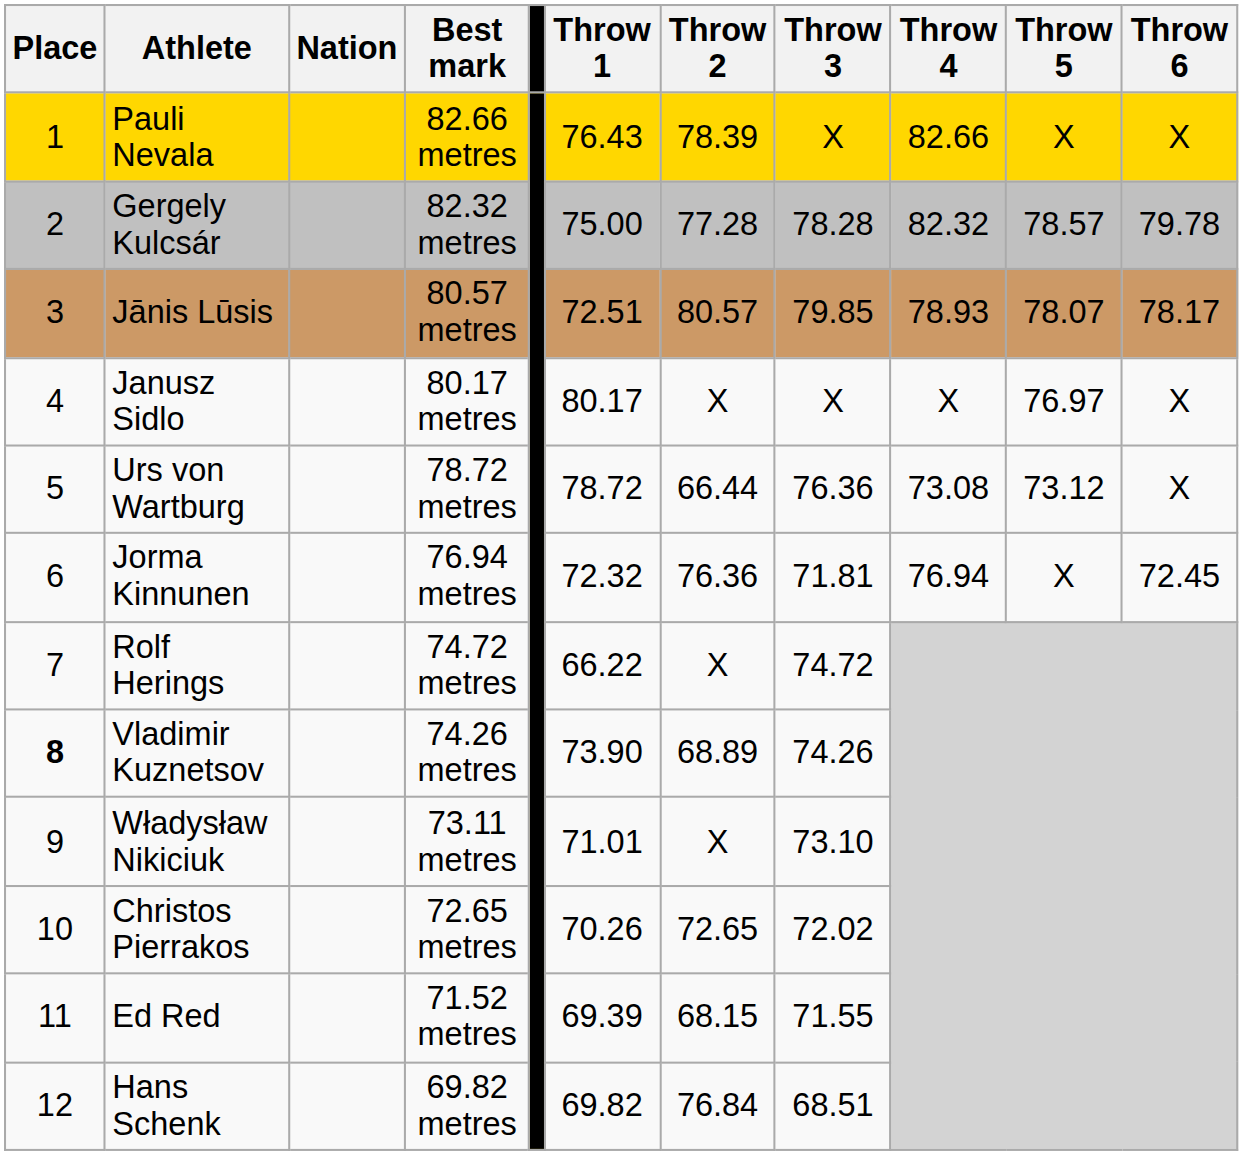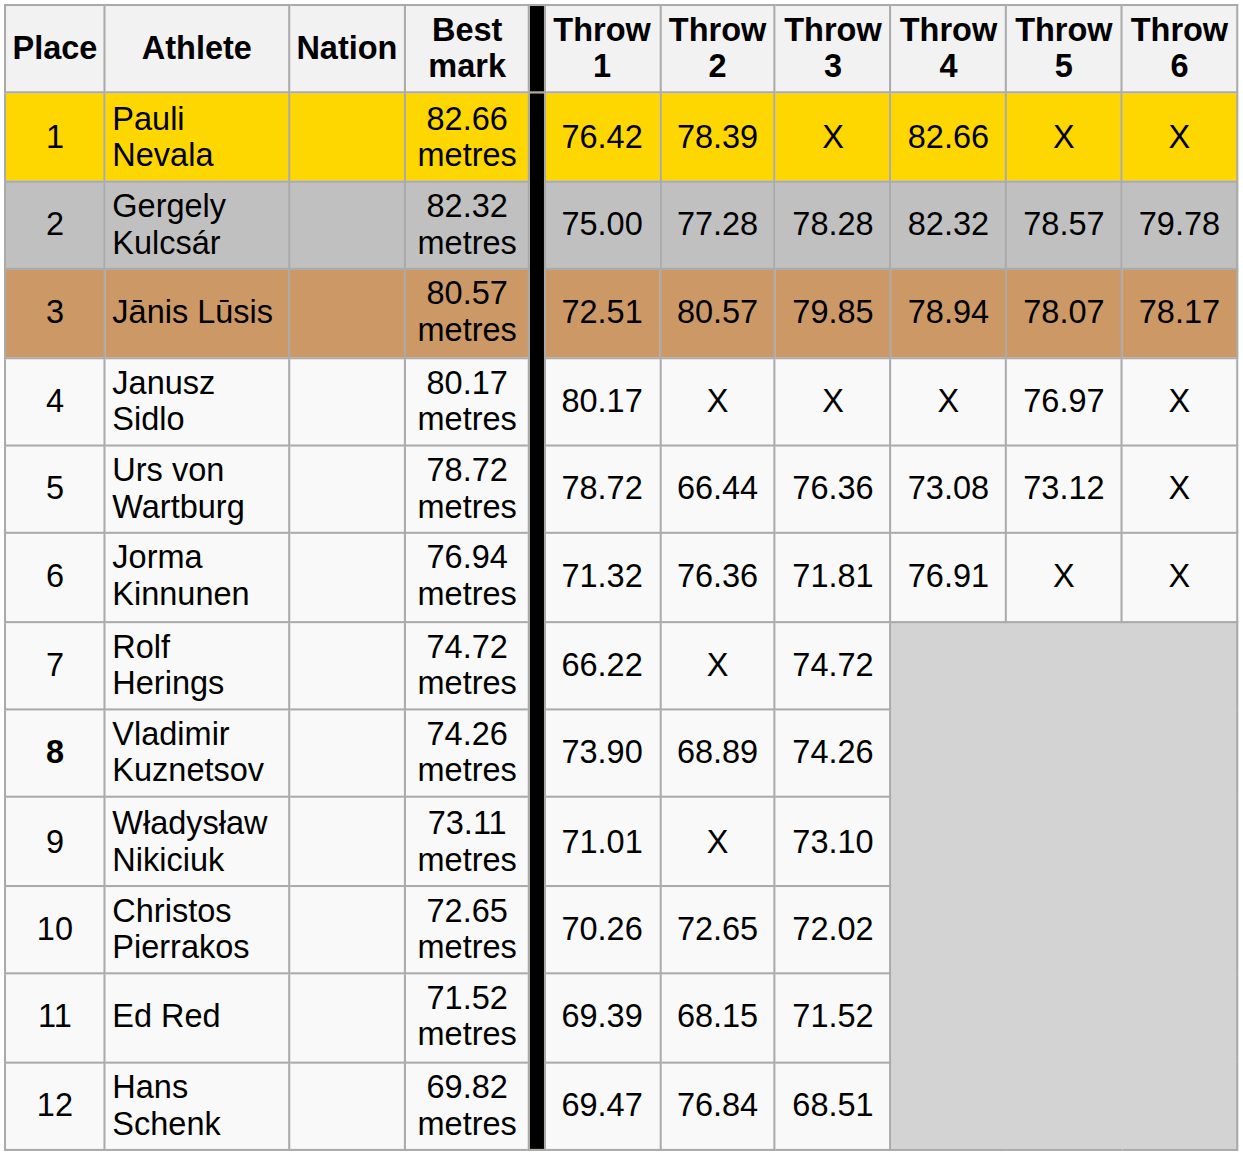(602, 136) 76.43 -> (602, 136) 76.42
(948, 312) 78.93 -> (948, 312) 78.94
(602, 576) 72.32 -> (602, 576) 71.32
(948, 576) 76.94 -> (948, 576) 76.91
(1179, 576) 72.45 -> (1179, 576) X
(833, 1017) 71.55 -> (833, 1017) 71.52
(602, 1105) 69.82 -> (602, 1105) 69.47
